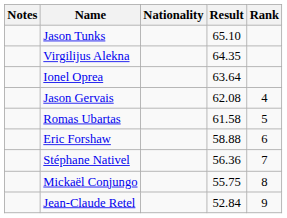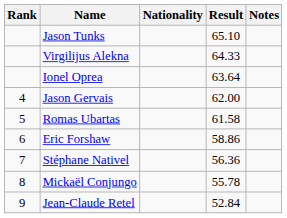columns swapped: (264, 15) <-> (22, 15)
(227, 56) 64.35 -> (226, 56) 64.33
(227, 98) 62.08 -> (226, 98) 62.00
(227, 139) 58.88 -> (226, 139) 58.86
(227, 181) 55.75 -> (226, 181) 55.78
